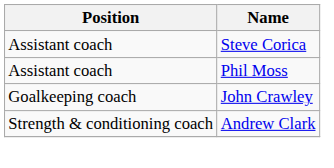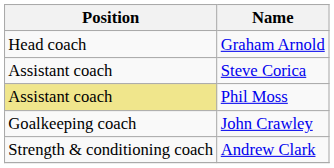+ row: (273, 44)
(60, 70) no background -> (60, 96) khaki background
